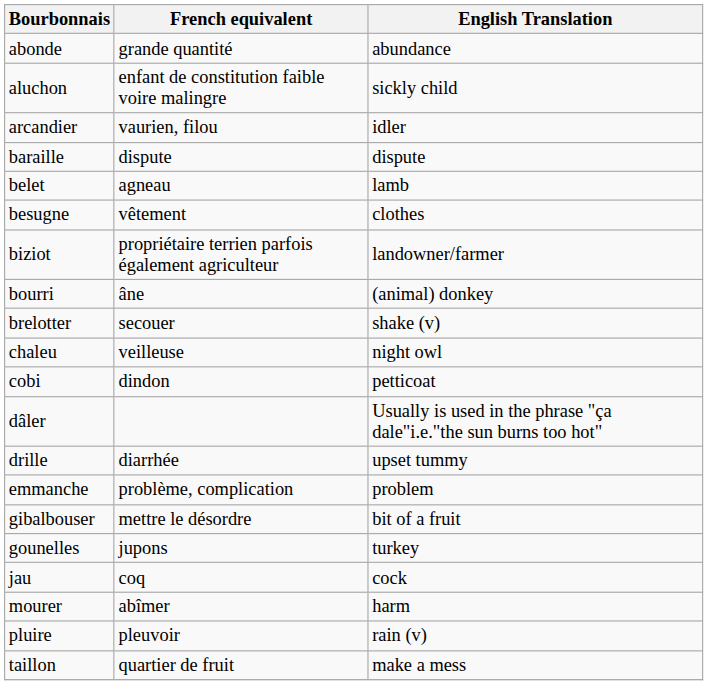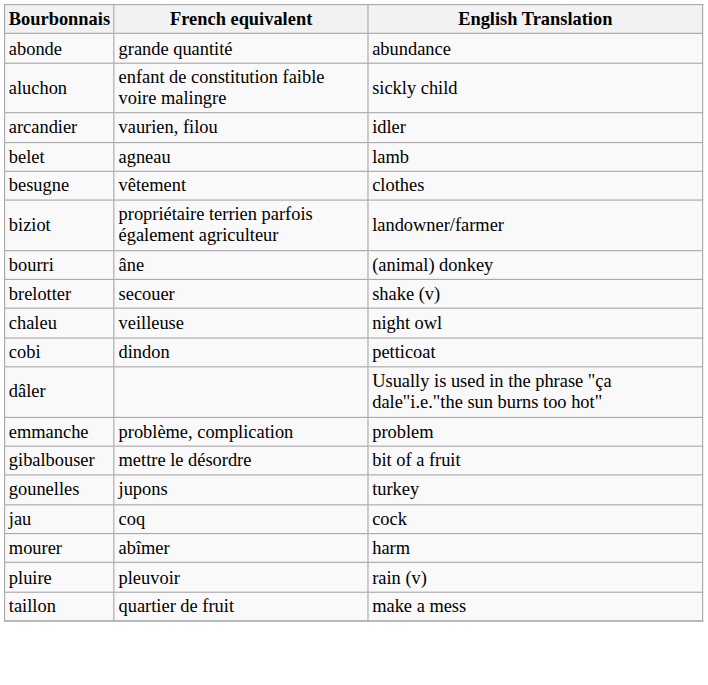- row: (36, 156)
- row: (28, 460)
